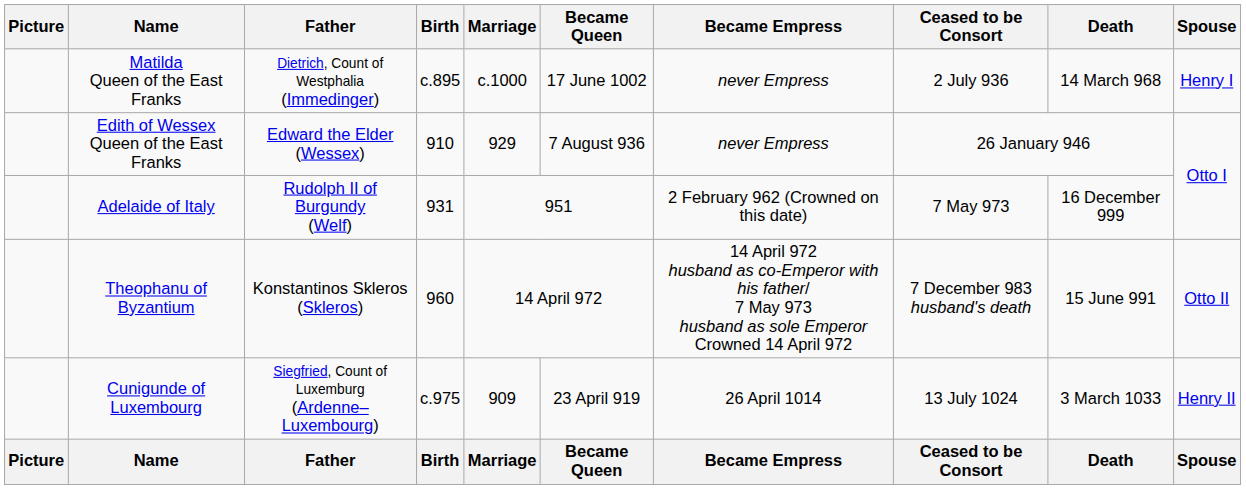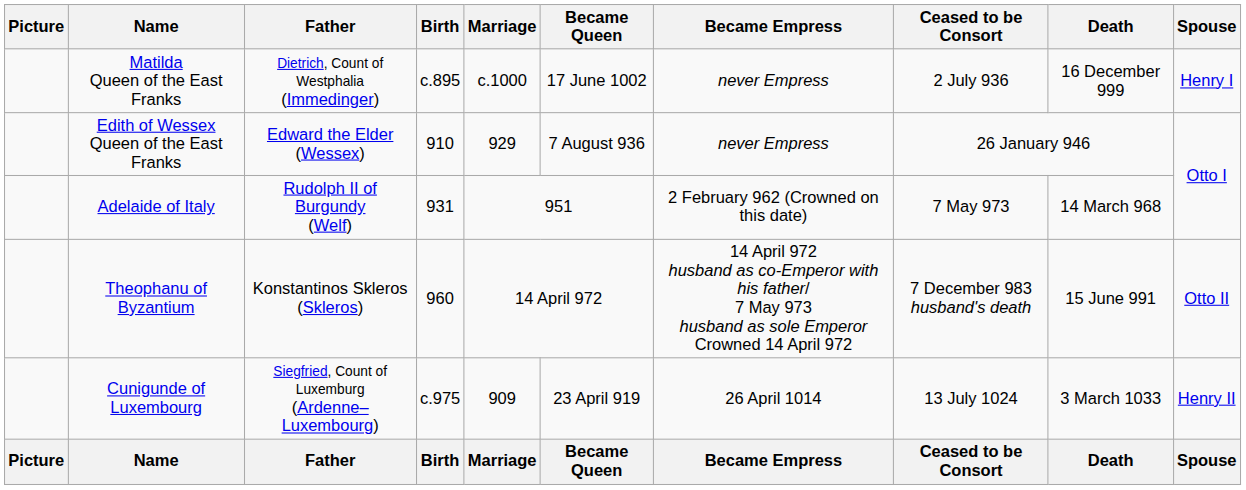(1111, 80) 14 March 968 -> (1111, 80) 16 December 999
(1111, 207) 16 December 999 -> (1111, 207) 14 March 968
